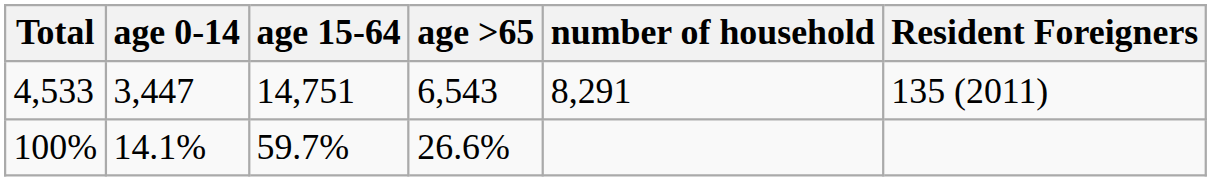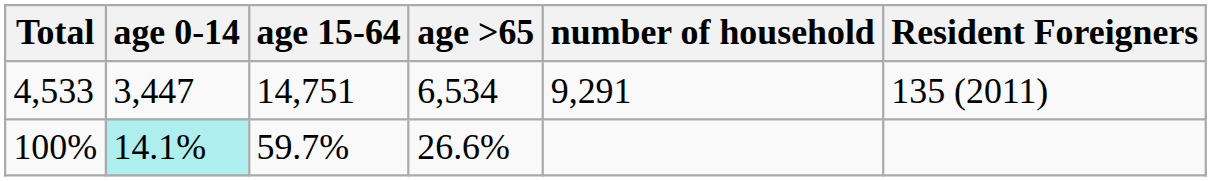(458, 89) 6,543 -> (458, 89) 6,534
(591, 89) 8,291 -> (591, 89) 9,291
(160, 146) no background -> (160, 146) paleturquoise background
